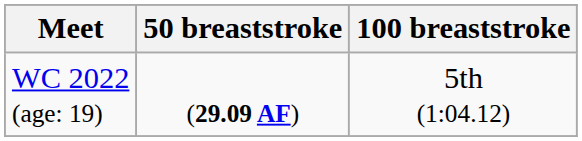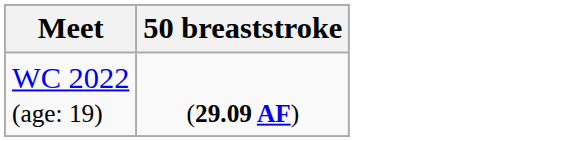- column: (463, 28)
